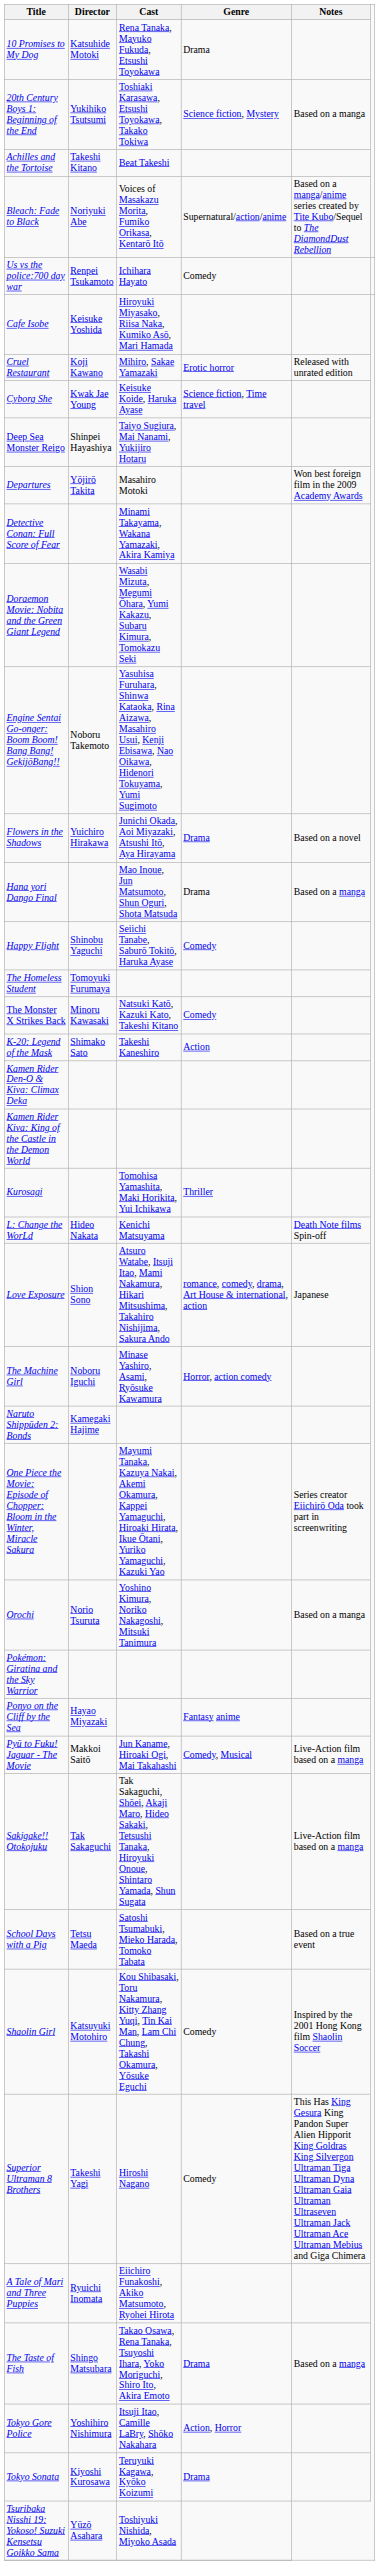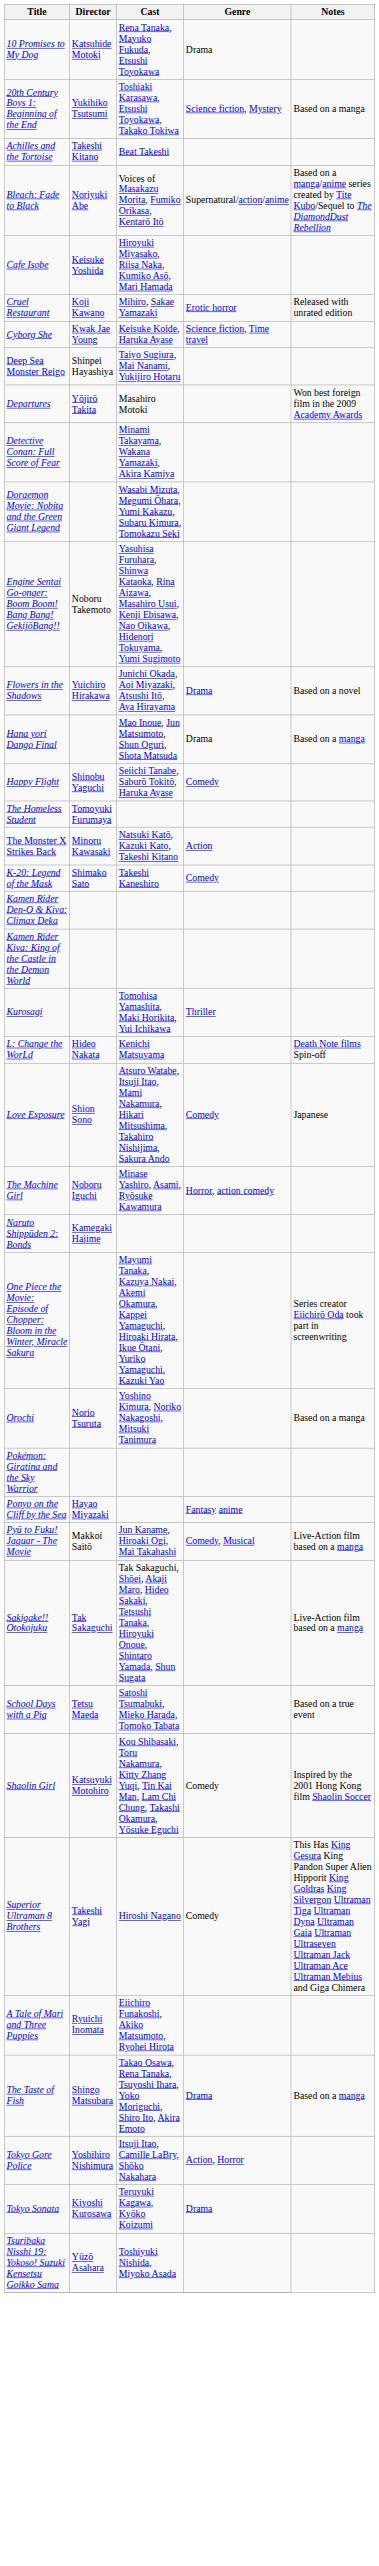- row: (36, 276)
(200, 1015) Comedy -> (199, 846) Action
(197, 1047) Action -> (202, 878) Comedy
(236, 1295) romance, comedy, drama, Art House & international, action -> (202, 1114) Comedy
